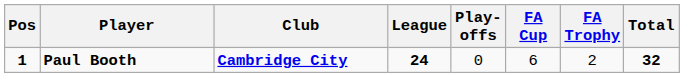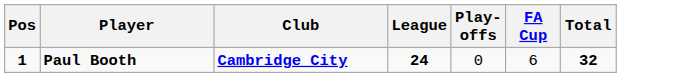- column: (592, 26)
